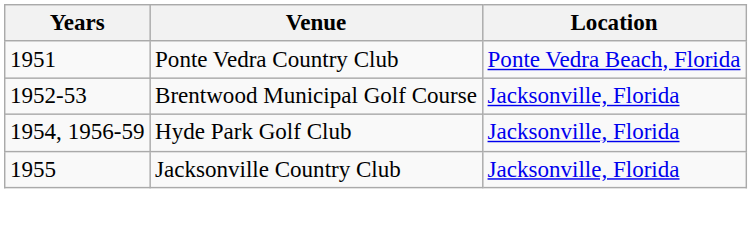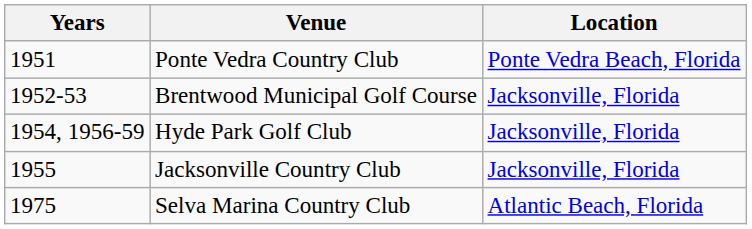+ row: (283, 205)
